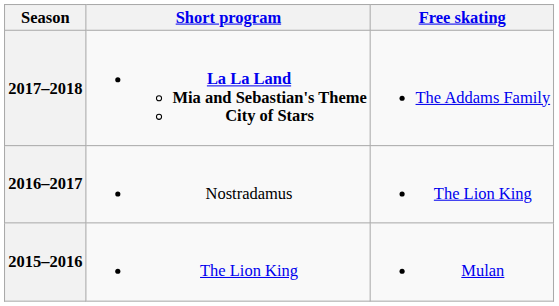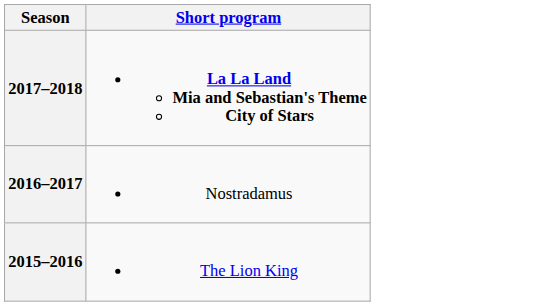- column: (462, 17)
